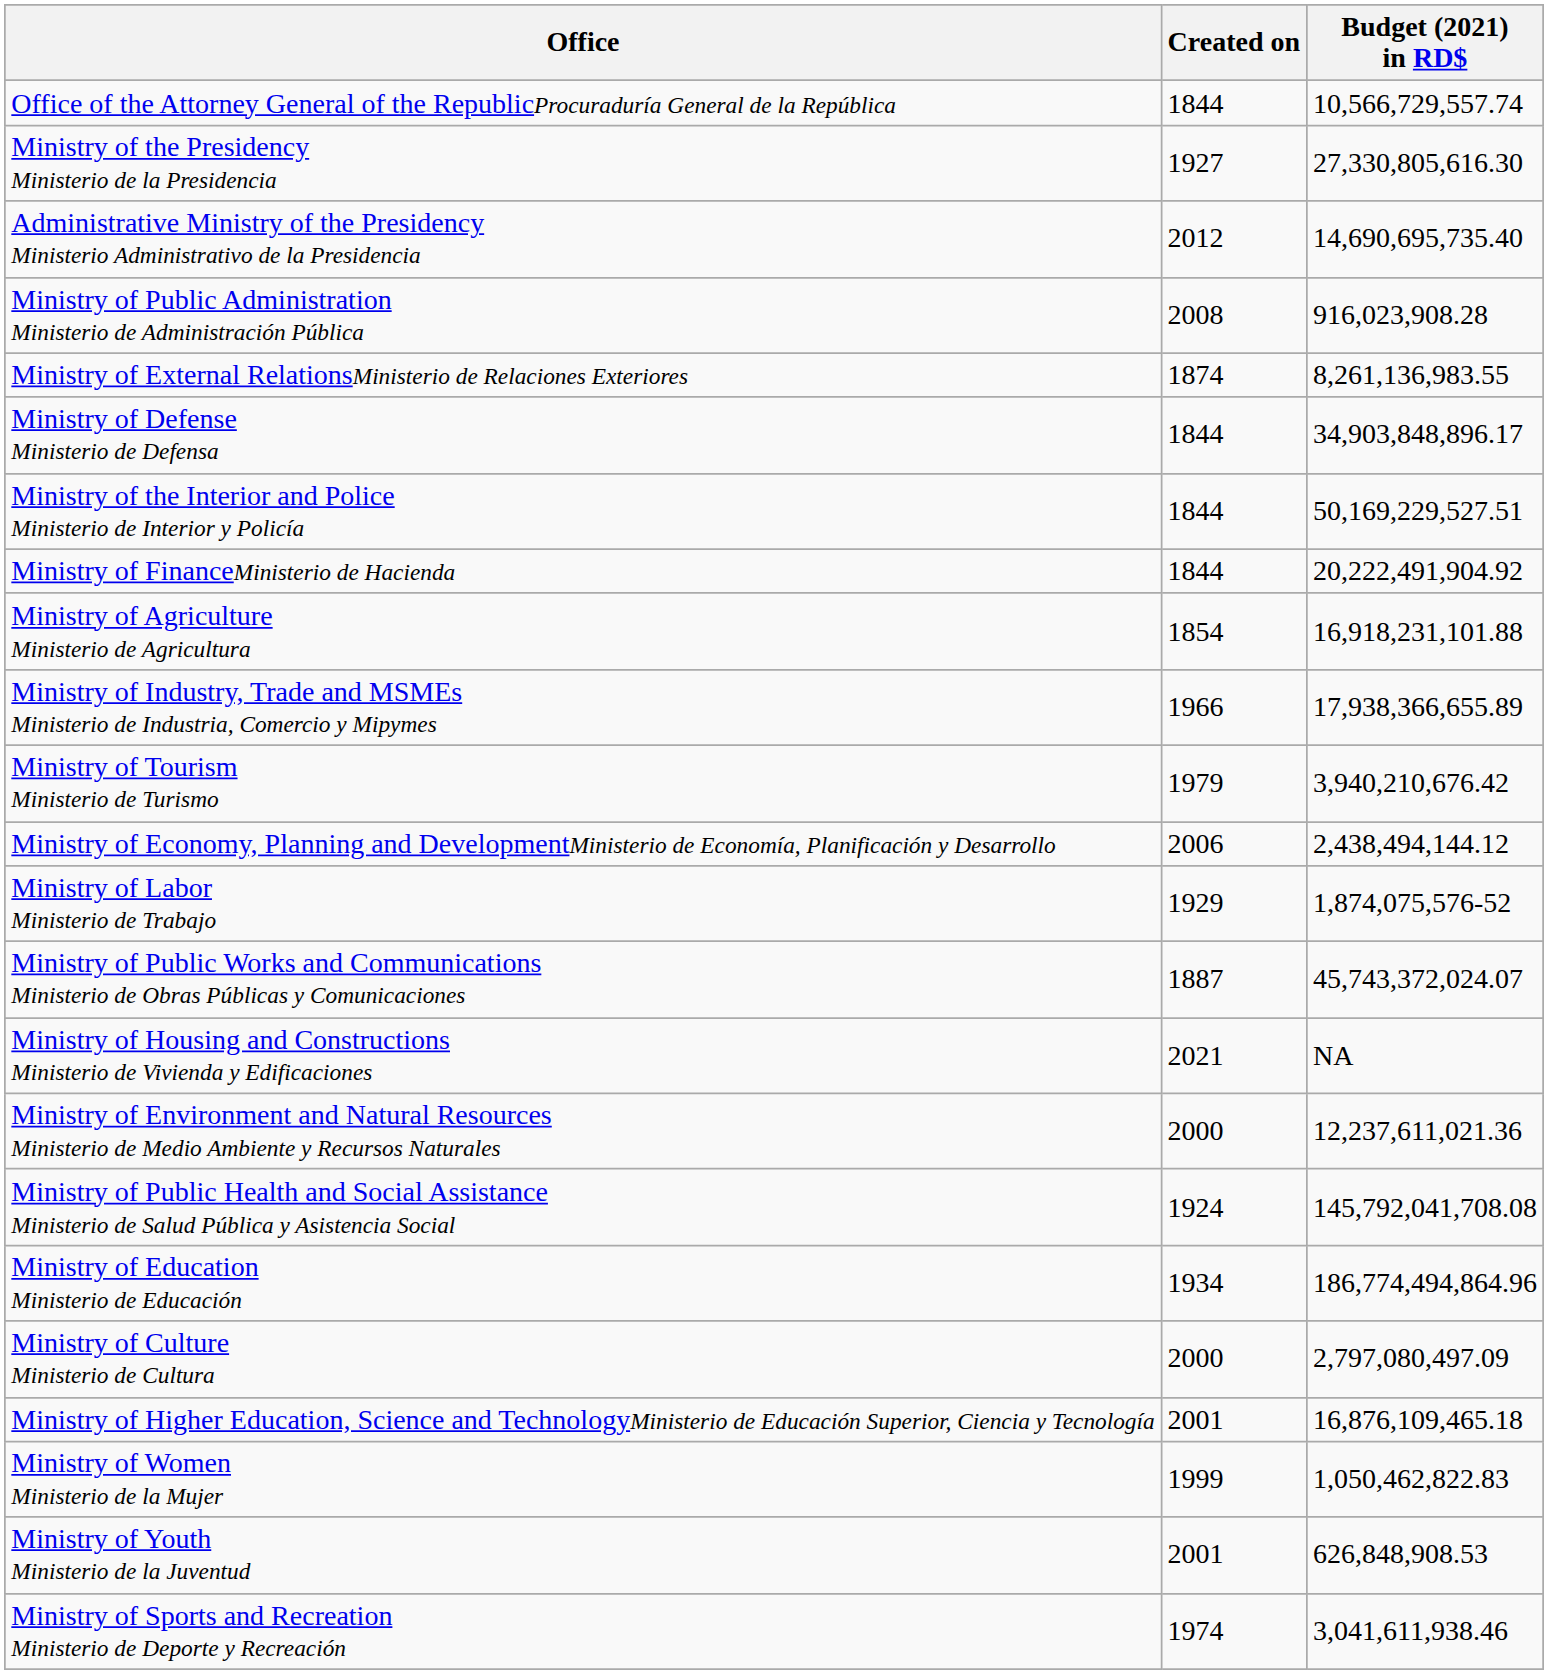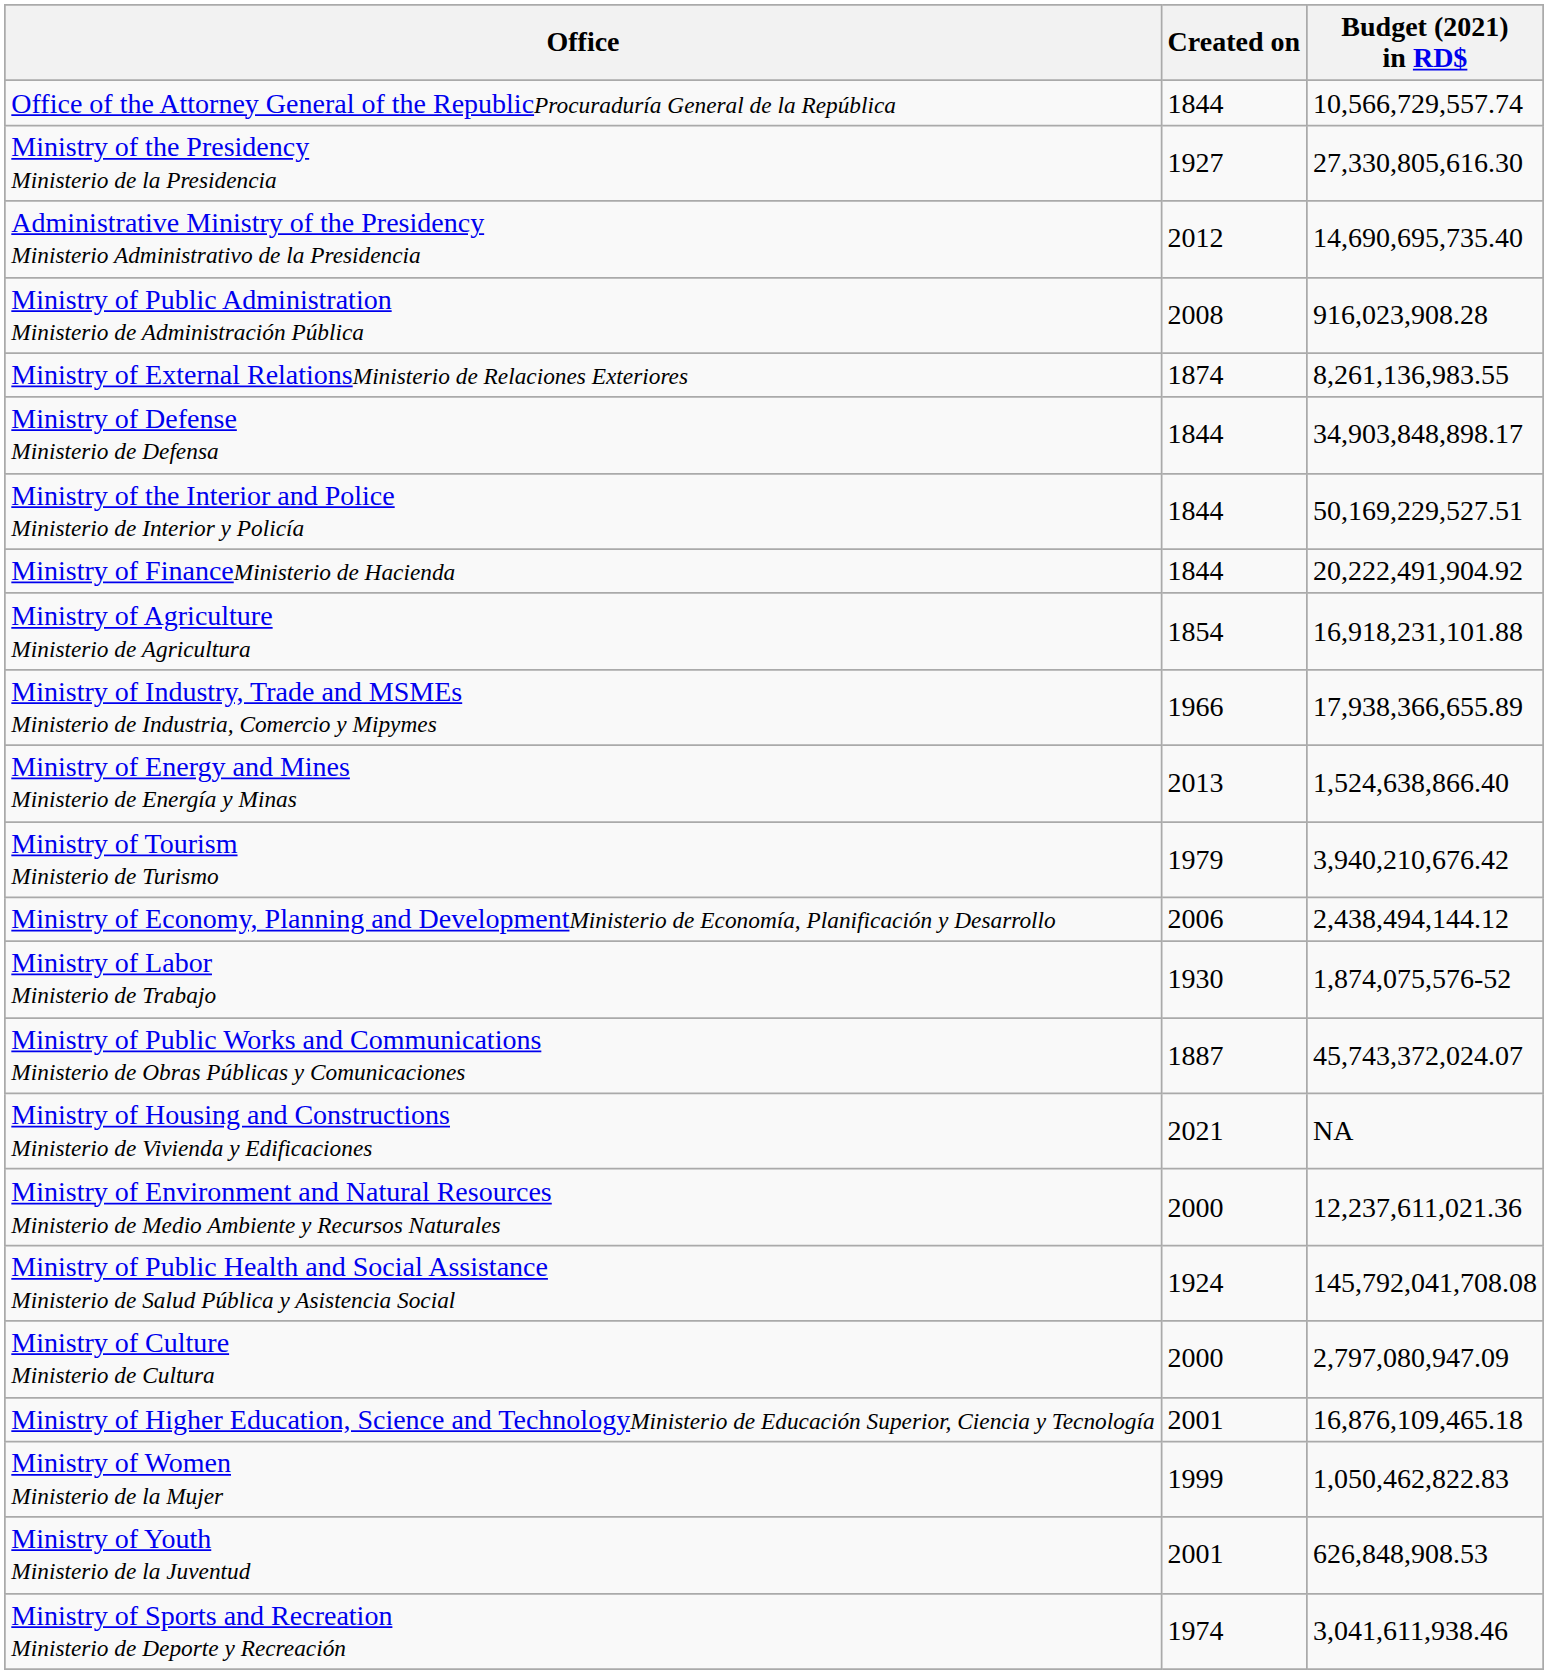(1418, 434) 34,903,848,896.17 -> (1418, 434) 34,903,848,898.17
+ row: (181, 782)
(1196, 903) 1929 -> (1196, 979) 1930
- row: (135, 1282)
(1411, 1358) 2,797,080,497.09 -> (1411, 1358) 2,797,080,947.09
